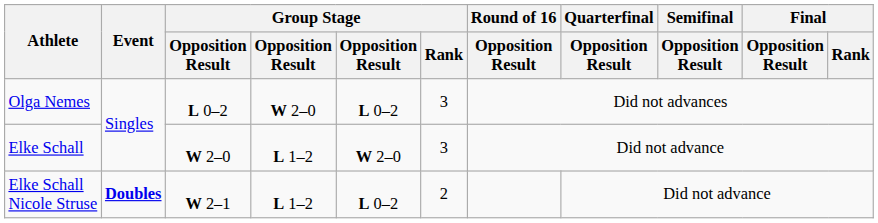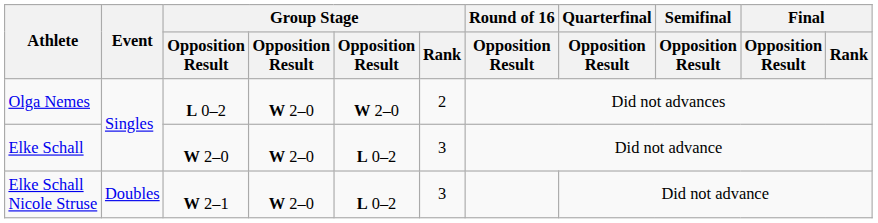(378, 111) L 0–2 -> (376, 111) W 2–0
(444, 101) 3 -> (442, 101) 2
(293, 157) L 1–2 -> (291, 157) W 2–0
(378, 157) W 2–0 -> (376, 157) L 0–2
(133, 194) bold -> (132, 194) normal
(293, 204) L 1–2 -> (291, 204) W 2–0
(444, 194) 2 -> (442, 194) 3
